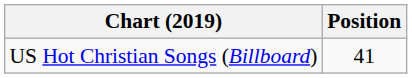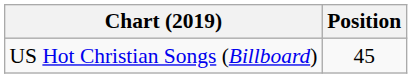(364, 55) 41 -> (364, 55) 45
